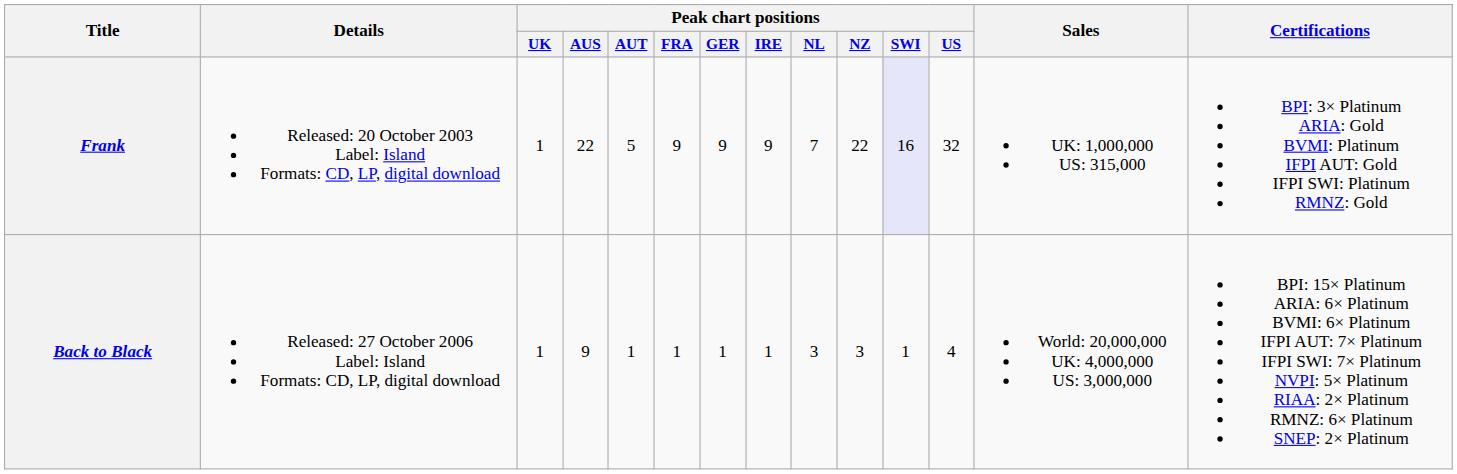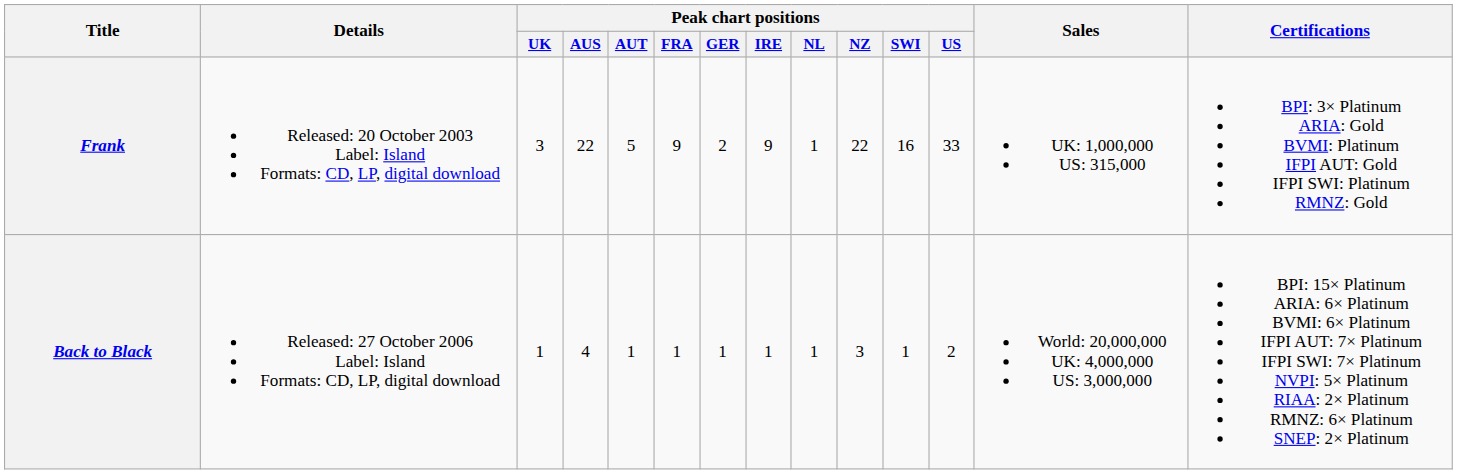(540, 145) 1 -> (540, 145) 3
(723, 145) 9 -> (723, 145) 2
(814, 145) 7 -> (814, 145) 1
(906, 145) lavender background -> (906, 145) no background
(951, 145) 32 -> (951, 145) 33
(585, 351) 9 -> (585, 351) 4
(814, 351) 3 -> (814, 351) 1
(951, 351) 4 -> (951, 351) 2
